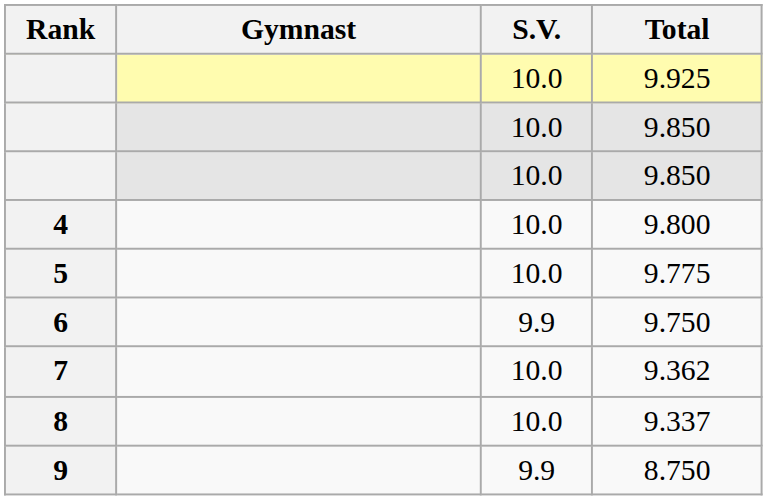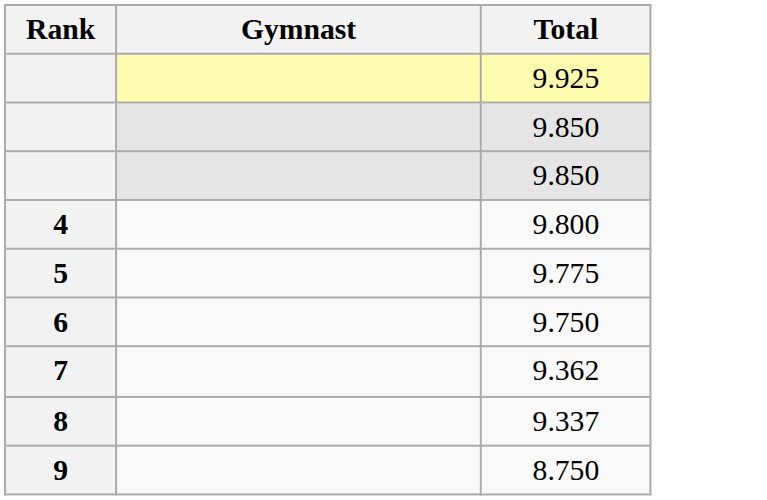- column: (537, 29)
